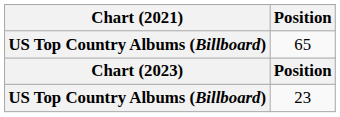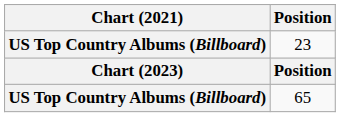rows swapped: (303, 97) <-> (303, 44)
